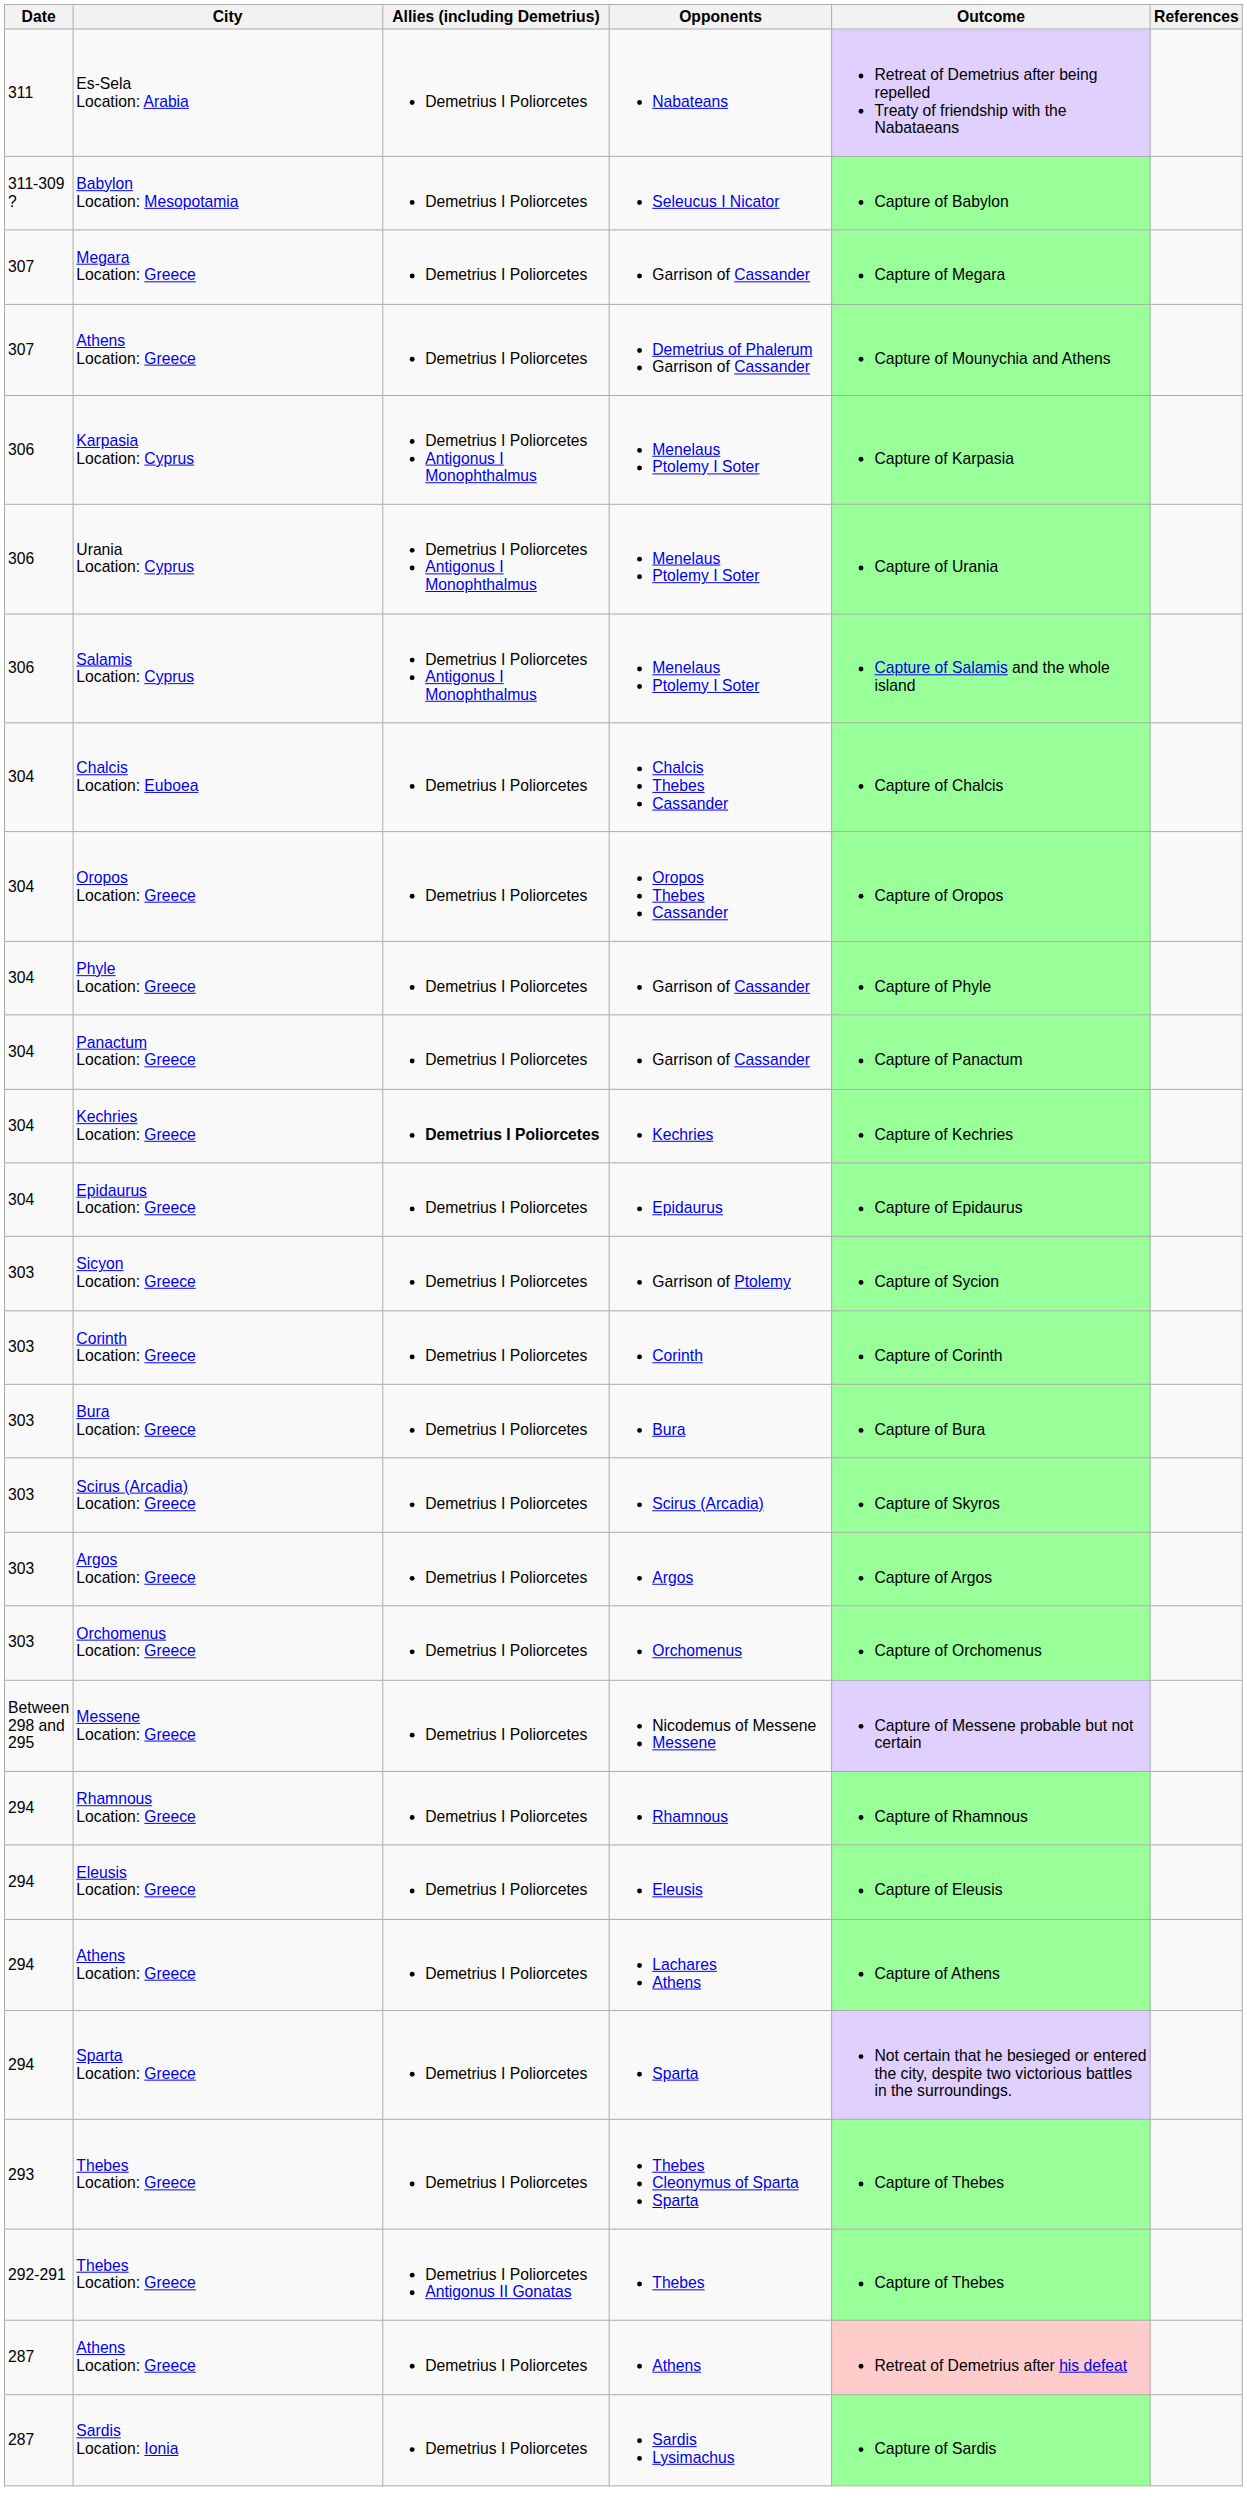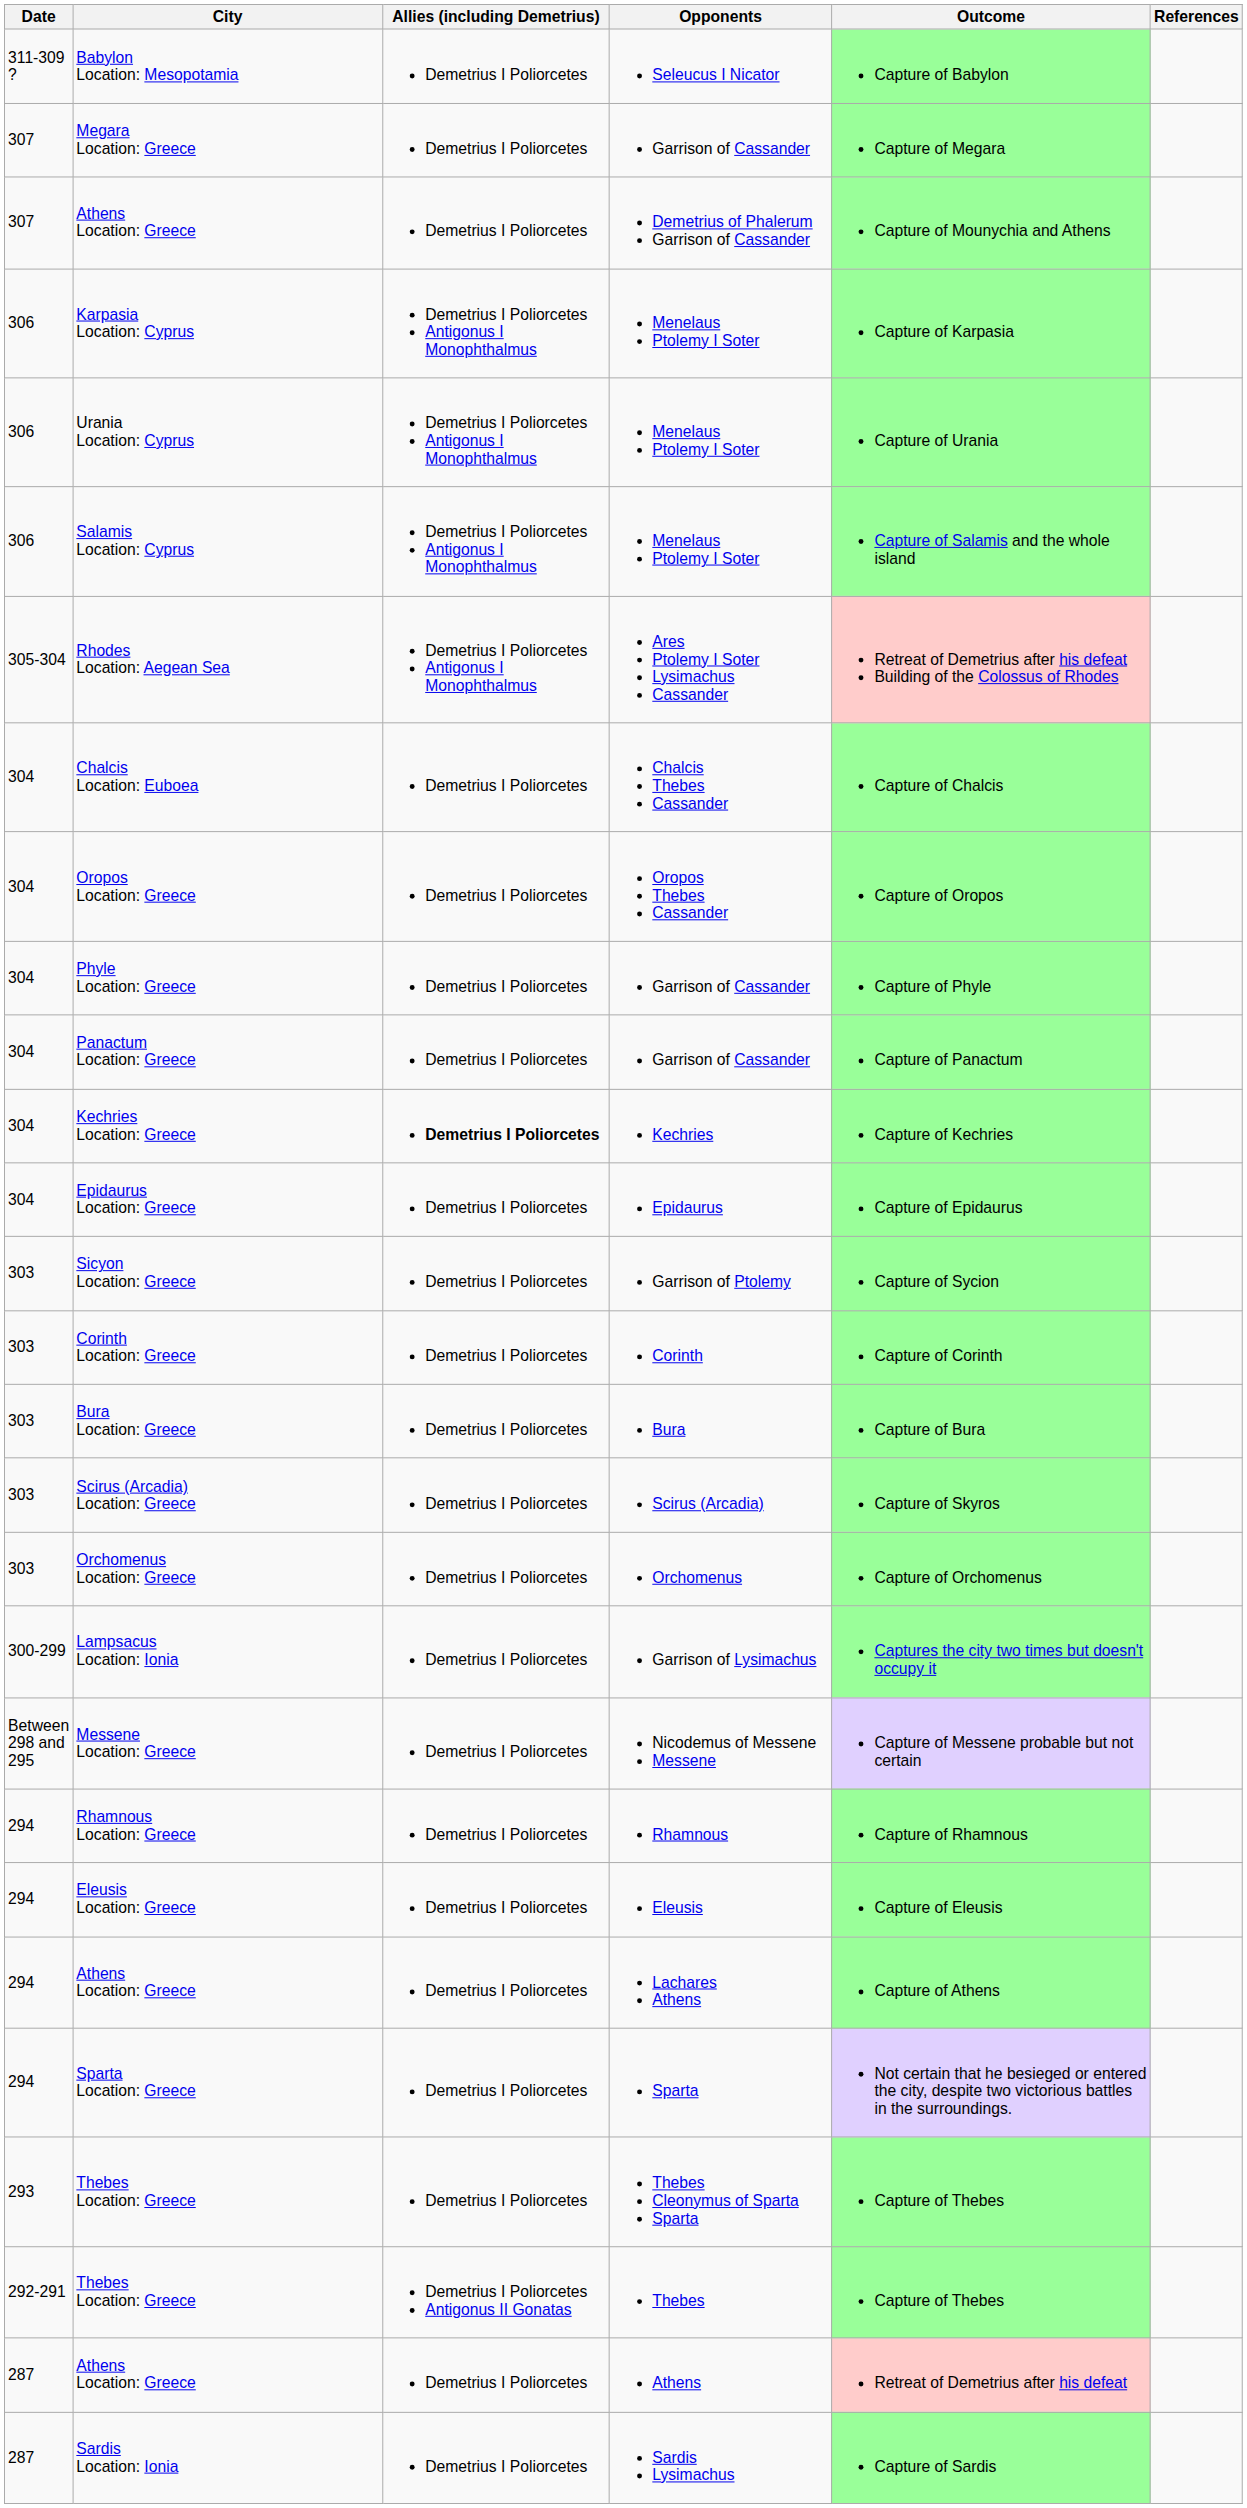- row: (133, 92)
+ row: (153, 659)
- row: (136, 1569)
+ row: (127, 1651)
